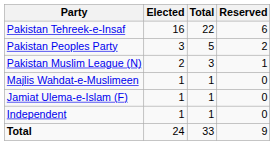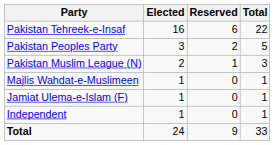columns swapped: (243, 13) <-> (202, 13)
